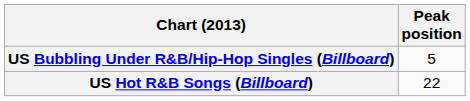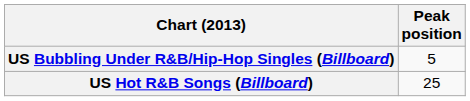(432, 83) 22 -> (432, 83) 25
